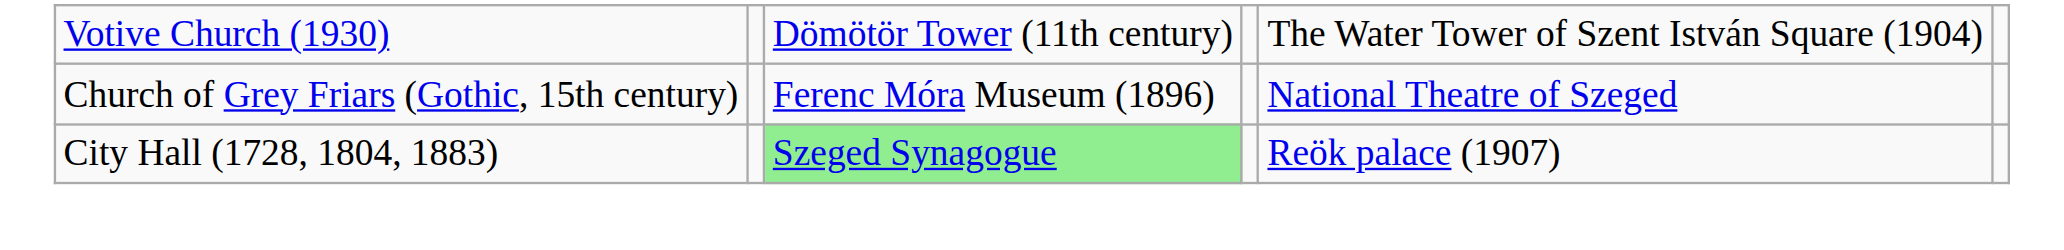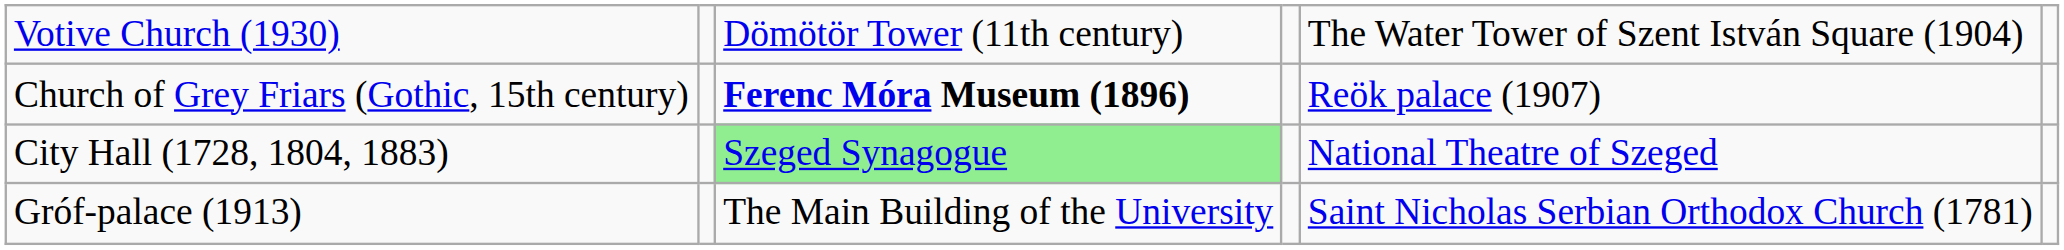(994, 93) normal -> (956, 93) bold
(1472, 93) National Theatre of Szeged -> (1454, 93) Reök palace (1907)
(1414, 152) Reök palace (1907) -> (1513, 152) National Theatre of Szeged
+ row: (158, 212)
